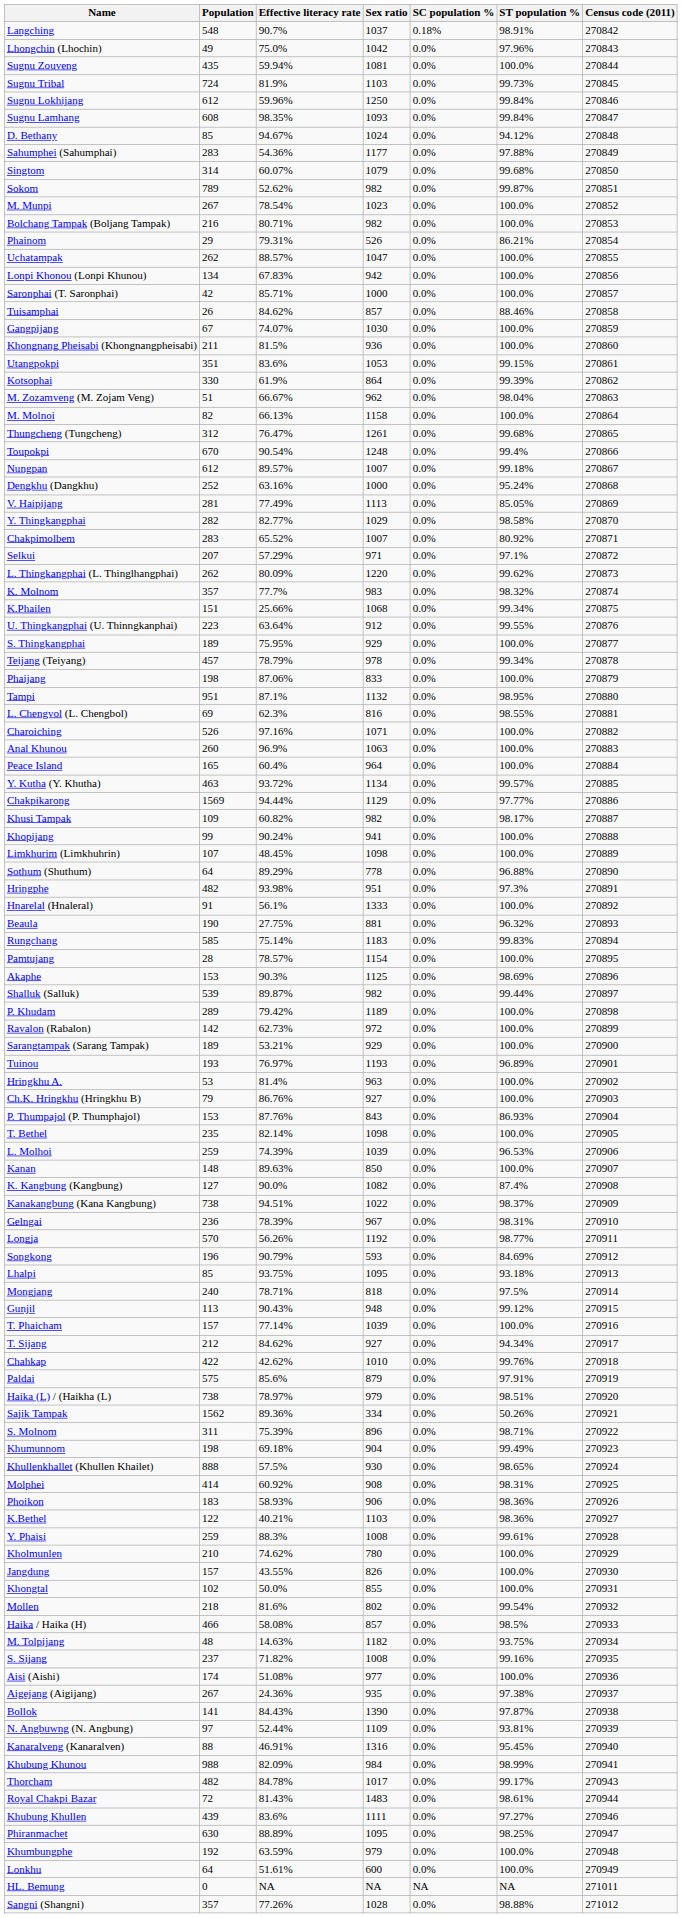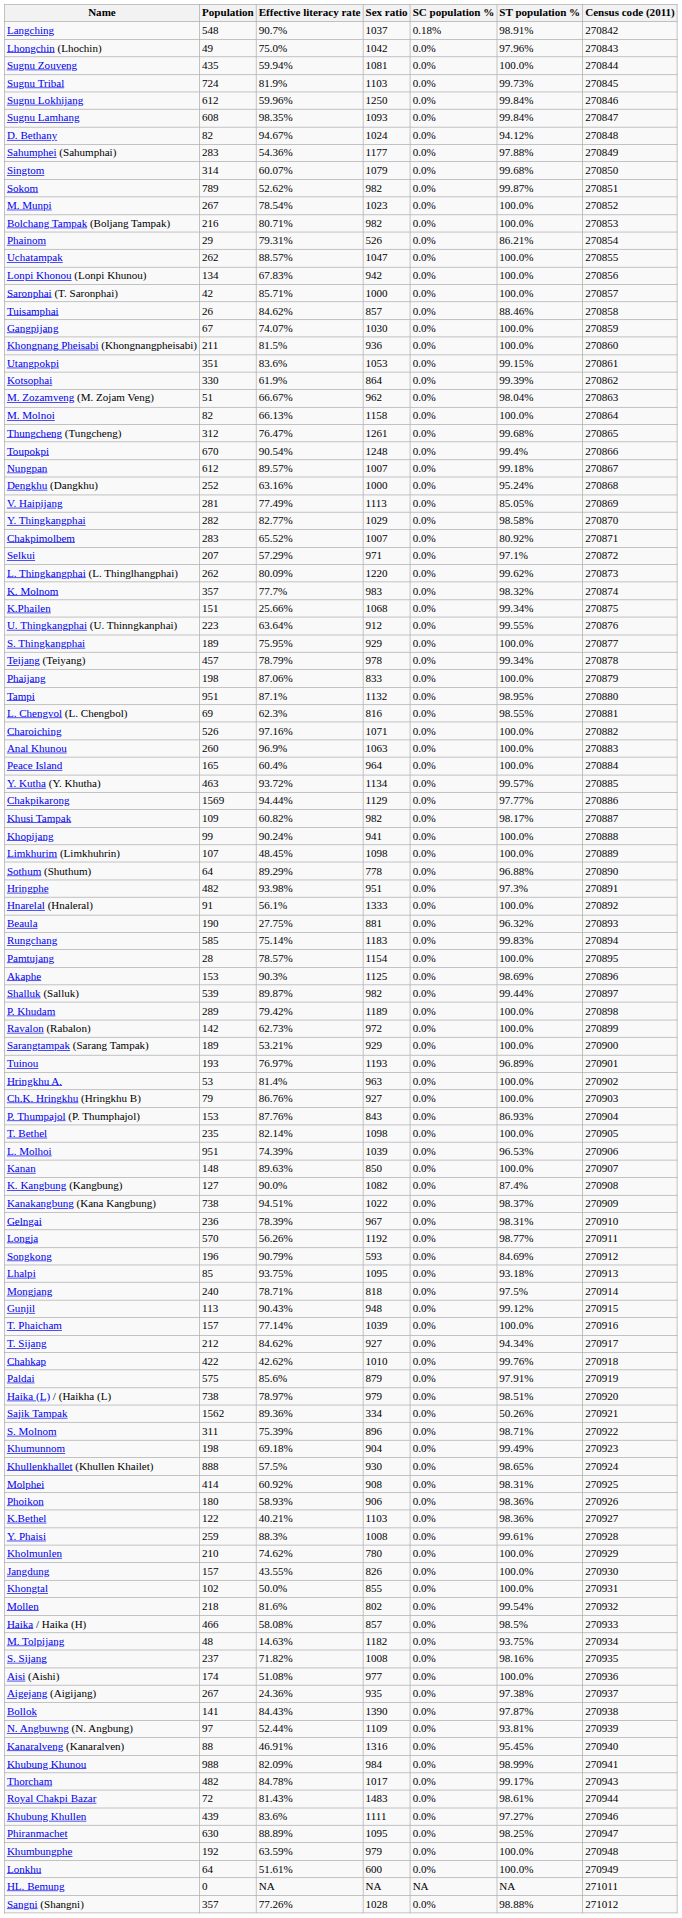(208, 135) 85 -> (208, 135) 82
(210, 1151) 259 -> (210, 1151) 951
(210, 1501) 183 -> (210, 1501) 180
(516, 1659) 99.16% -> (516, 1659) 98.16%
